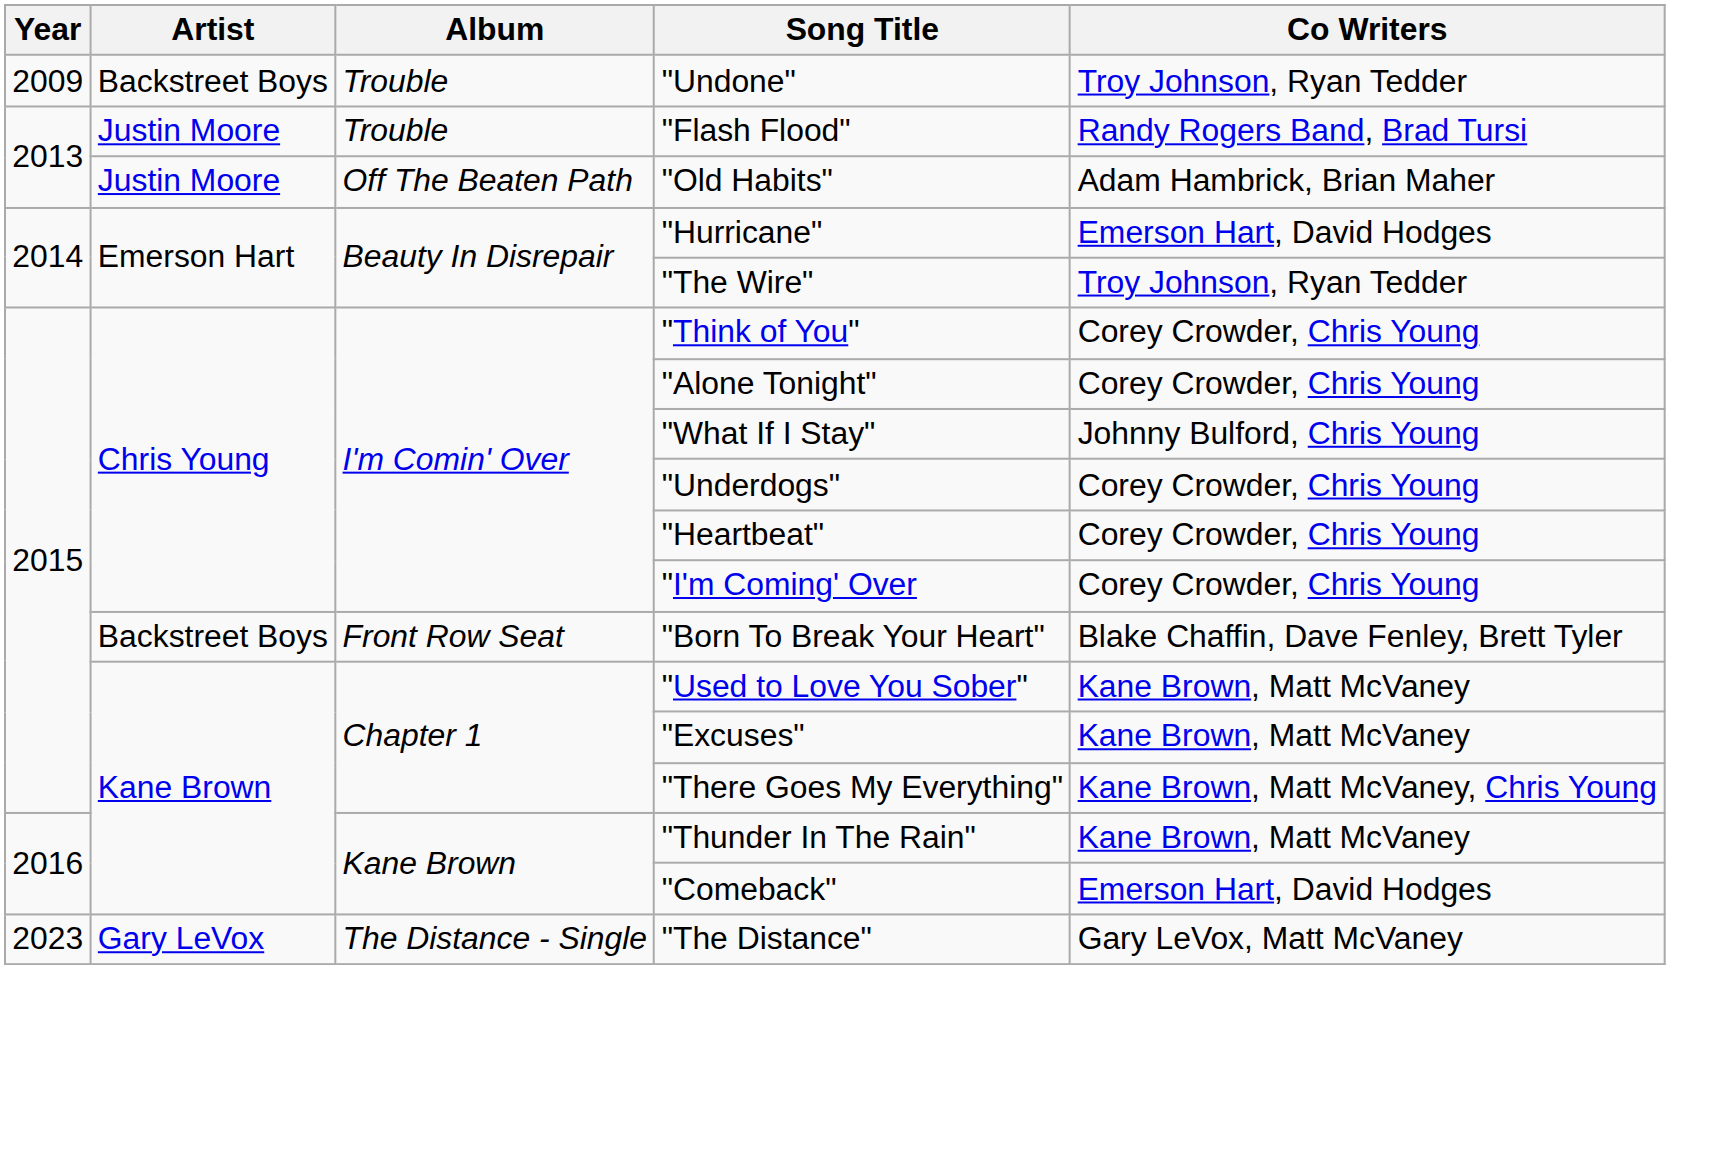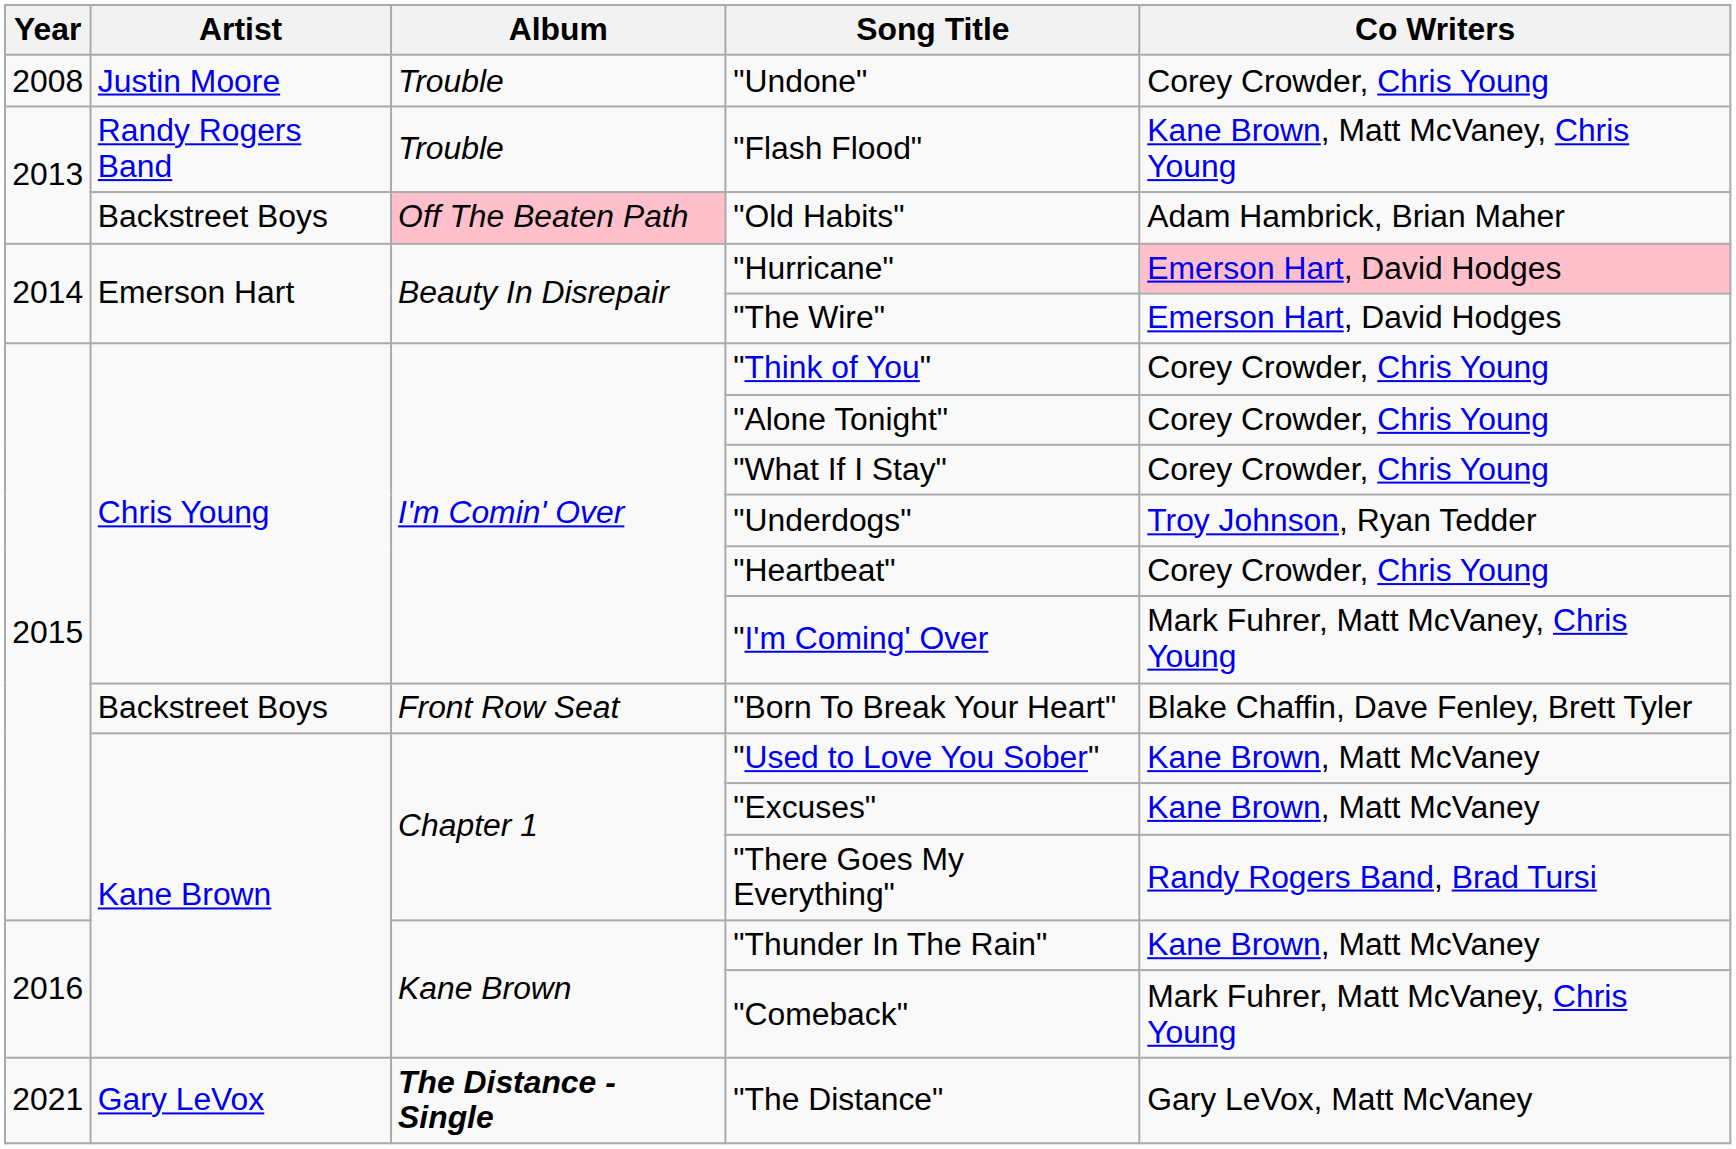(48, 80) 2009 -> (48, 80) 2008
(213, 80) Backstreet Boys -> (189, 80) Justin Moore
(1272, 80) Troy Johnson, Ryan Tedder -> (1348, 80) Corey Crowder, Chris Young
(189, 130) Justin Moore -> (200, 148) Randy Rogers Band
(1302, 130) Randy Rogers Band, Brad Tursi -> (1388, 148) Kane Brown, Matt McVaney, Chris Young
(189, 181) Justin Moore -> (213, 217) Backstreet Boys
(488, 181) no background -> (543, 217) pink background
(1285, 231) no background -> (1354, 267) pink background
(1272, 282) Troy Johnson, Ryan Tedder -> (1354, 318) Emerson Hart, David Hodges
(1279, 433) Johnny Bulford, Chris Young -> (1348, 469) Corey Crowder, Chris Young
(1279, 484) Corey Crowder, Chris Young -> (1342, 520) Troy Johnson, Ryan Tedder
(1279, 585) Corey Crowder, Chris Young -> (1387, 638) Mark Fuhrer, Matt McVaney, Chris Young
(1367, 787) Kane Brown, Matt McVaney, Chris Young -> (1372, 876) Randy Rogers Band, Brad Tursi
(1285, 888) Emerson Hart, David Hodges -> (1387, 1013) Mark Fuhrer, Matt McVaney, Chris Young
(48, 938) 2023 -> (48, 1099) 2021
(495, 938) normal -> (507, 1099) bold
